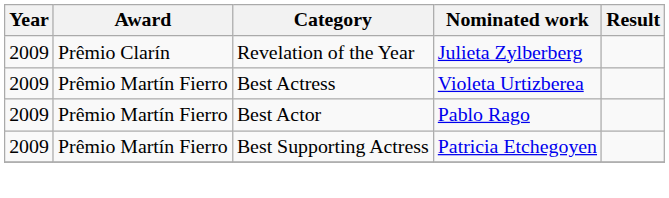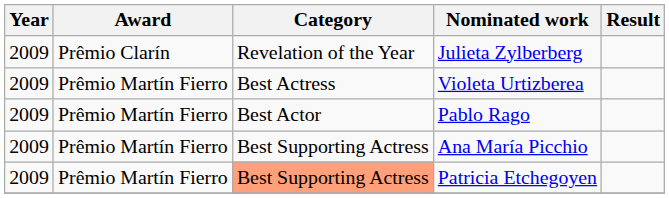+ row: (513, 146)
(333, 146) no background -> (333, 177) lightsalmon background
